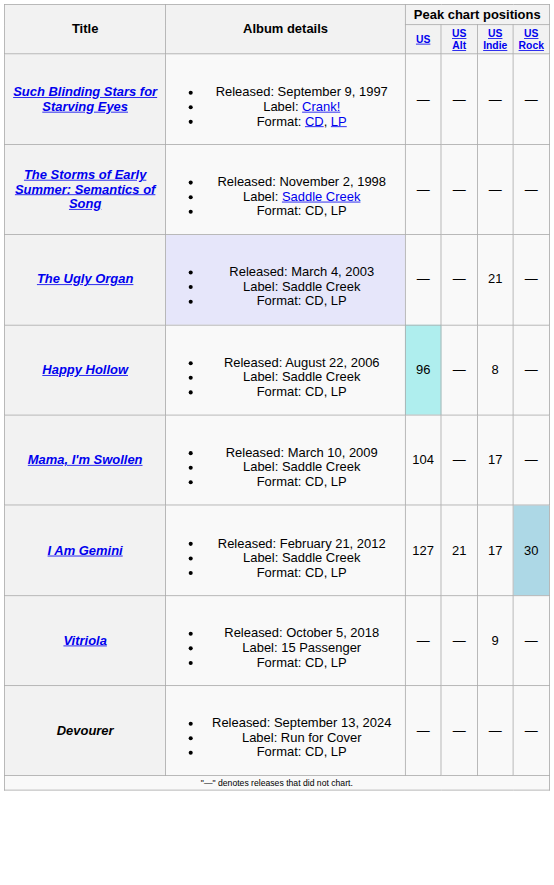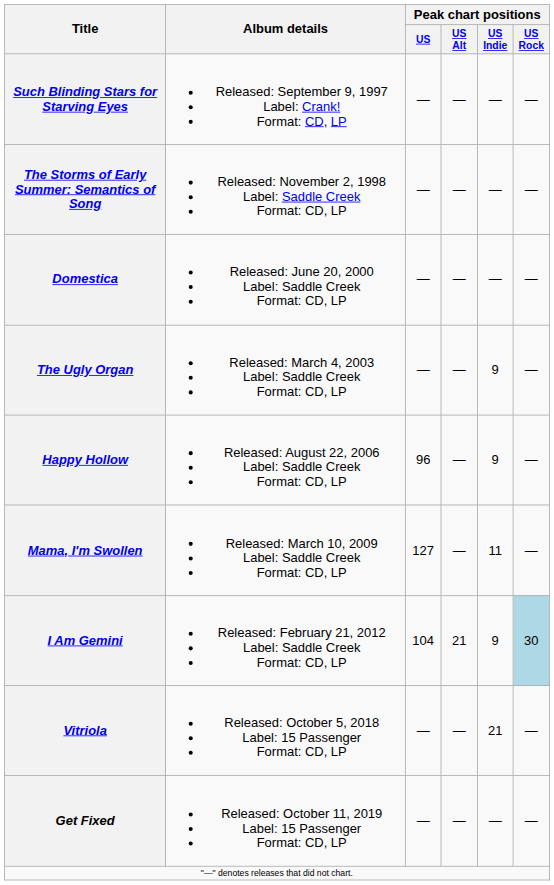+ row: (85, 279)
(286, 287) lavender background -> (286, 377) no background
(495, 279) 21 -> (495, 370) 9
(423, 370) paleturquoise background -> (423, 460) no background
(495, 370) 8 -> (495, 460) 9
(423, 460) 104 -> (423, 550) 127
(495, 460) 17 -> (495, 550) 11
(423, 550) 127 -> (423, 640) 104
(495, 550) 17 -> (495, 640) 9
(495, 640) 9 -> (495, 730) 21
+ row: (85, 821)
- row: (85, 730)
